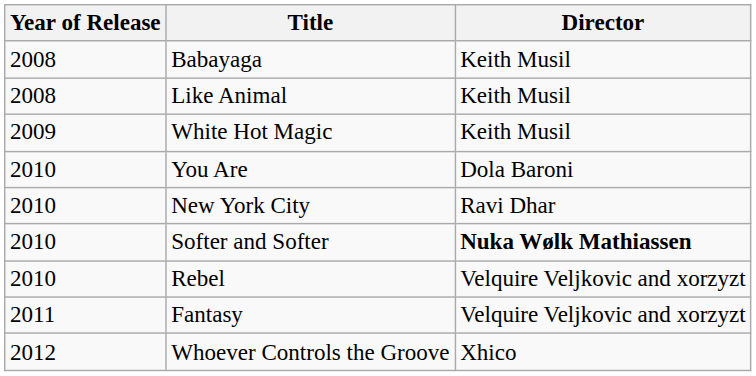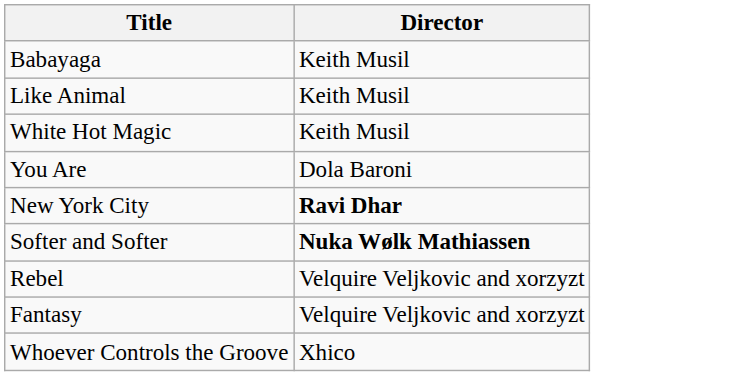- column: (85, 22)
(508, 205) normal -> (351, 205) bold
